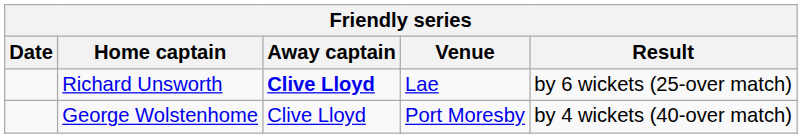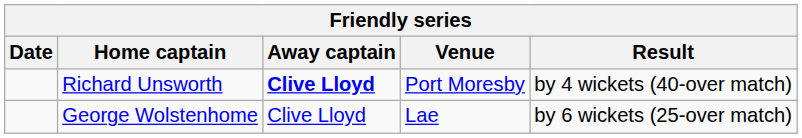(422, 84) Lae -> (465, 84) Port Moresby
(663, 84) by 6 wickets (25-over match) -> (663, 84) by 4 wickets (40-over match)
(465, 116) Port Moresby -> (422, 116) Lae
(663, 116) by 4 wickets (40-over match) -> (663, 116) by 6 wickets (25-over match)
